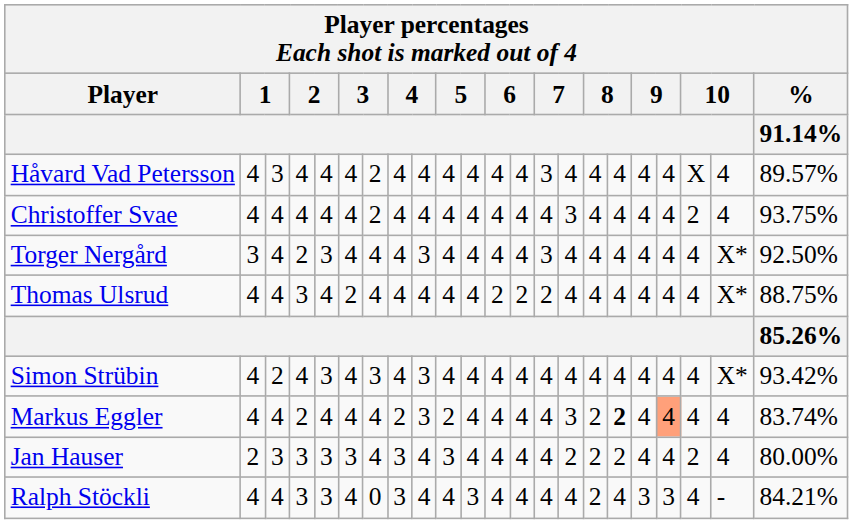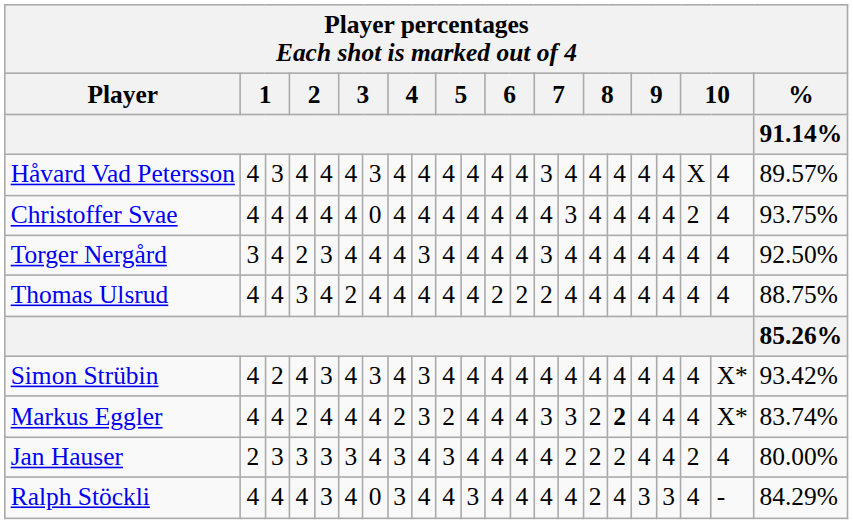(375, 174) 2 -> (375, 174) 3
(375, 214) 2 -> (375, 214) 0
(732, 255) X* -> (723, 255) 4
(732, 295) X* -> (723, 295) 4
(546, 416) 4 -> (546, 416) 3
(669, 416) lightsalmon background -> (669, 416) no background
(723, 416) 4 -> (732, 416) X*
(302, 497) 3 -> (302, 497) 4
(799, 497) 84.21% -> (799, 497) 84.29%
